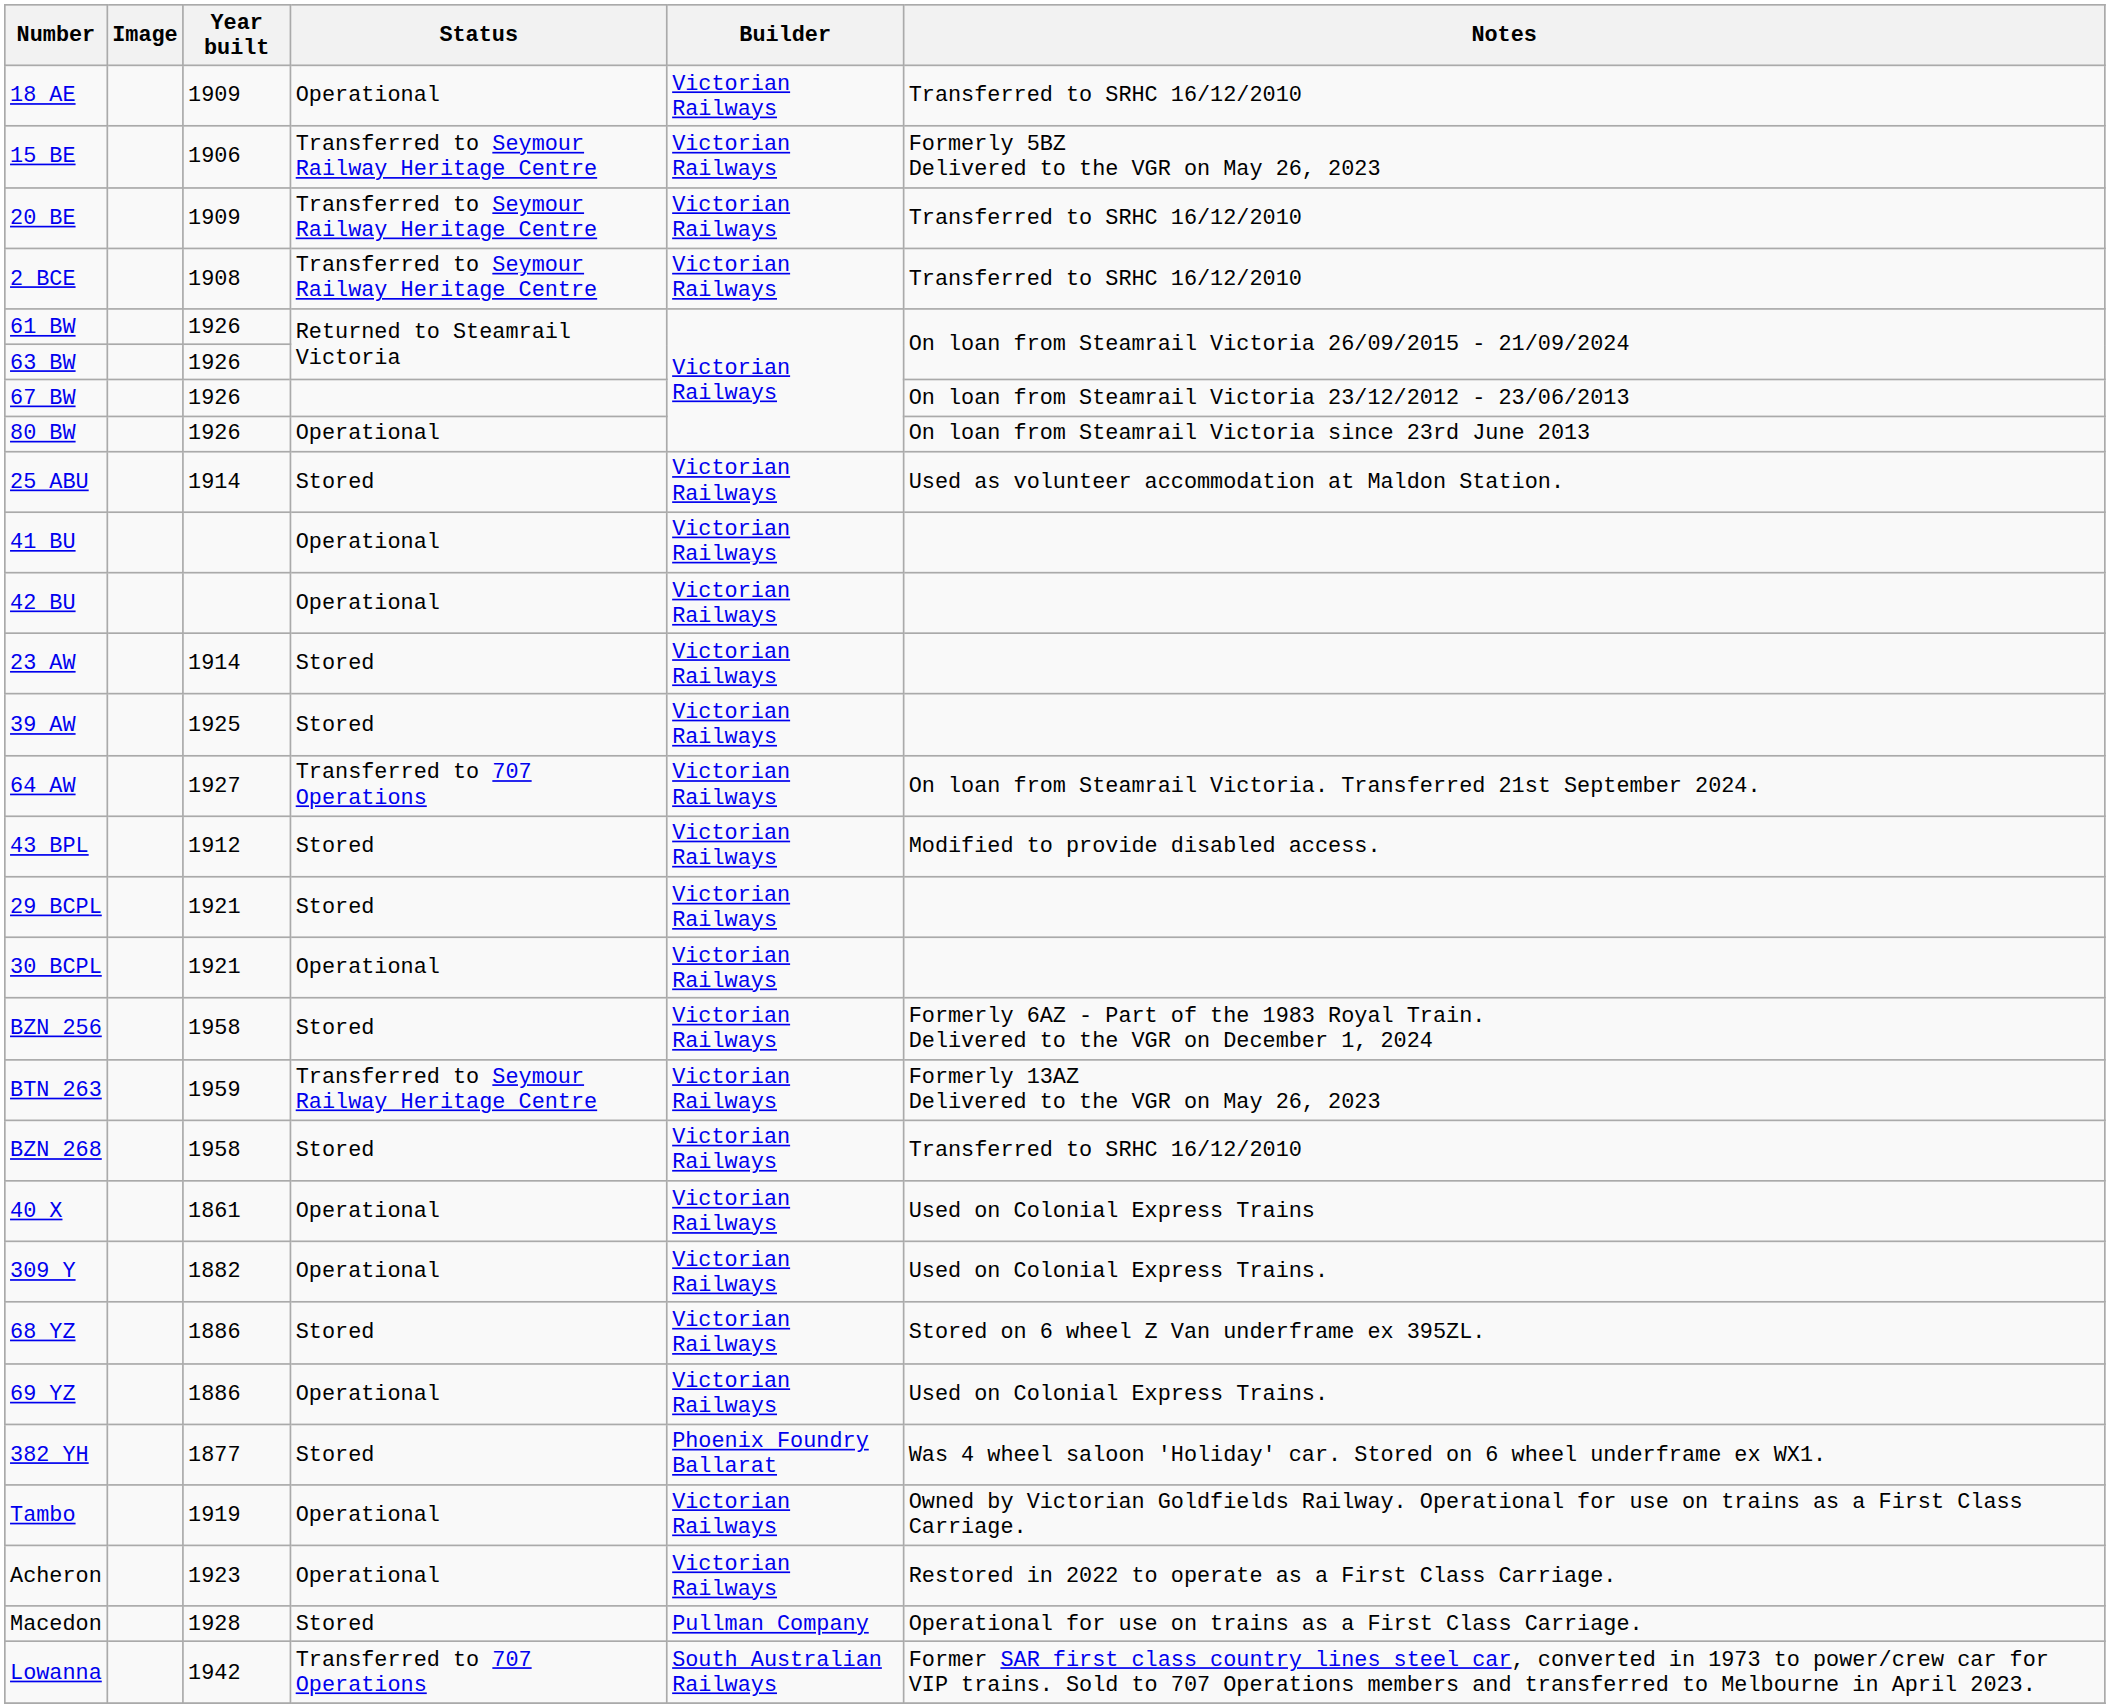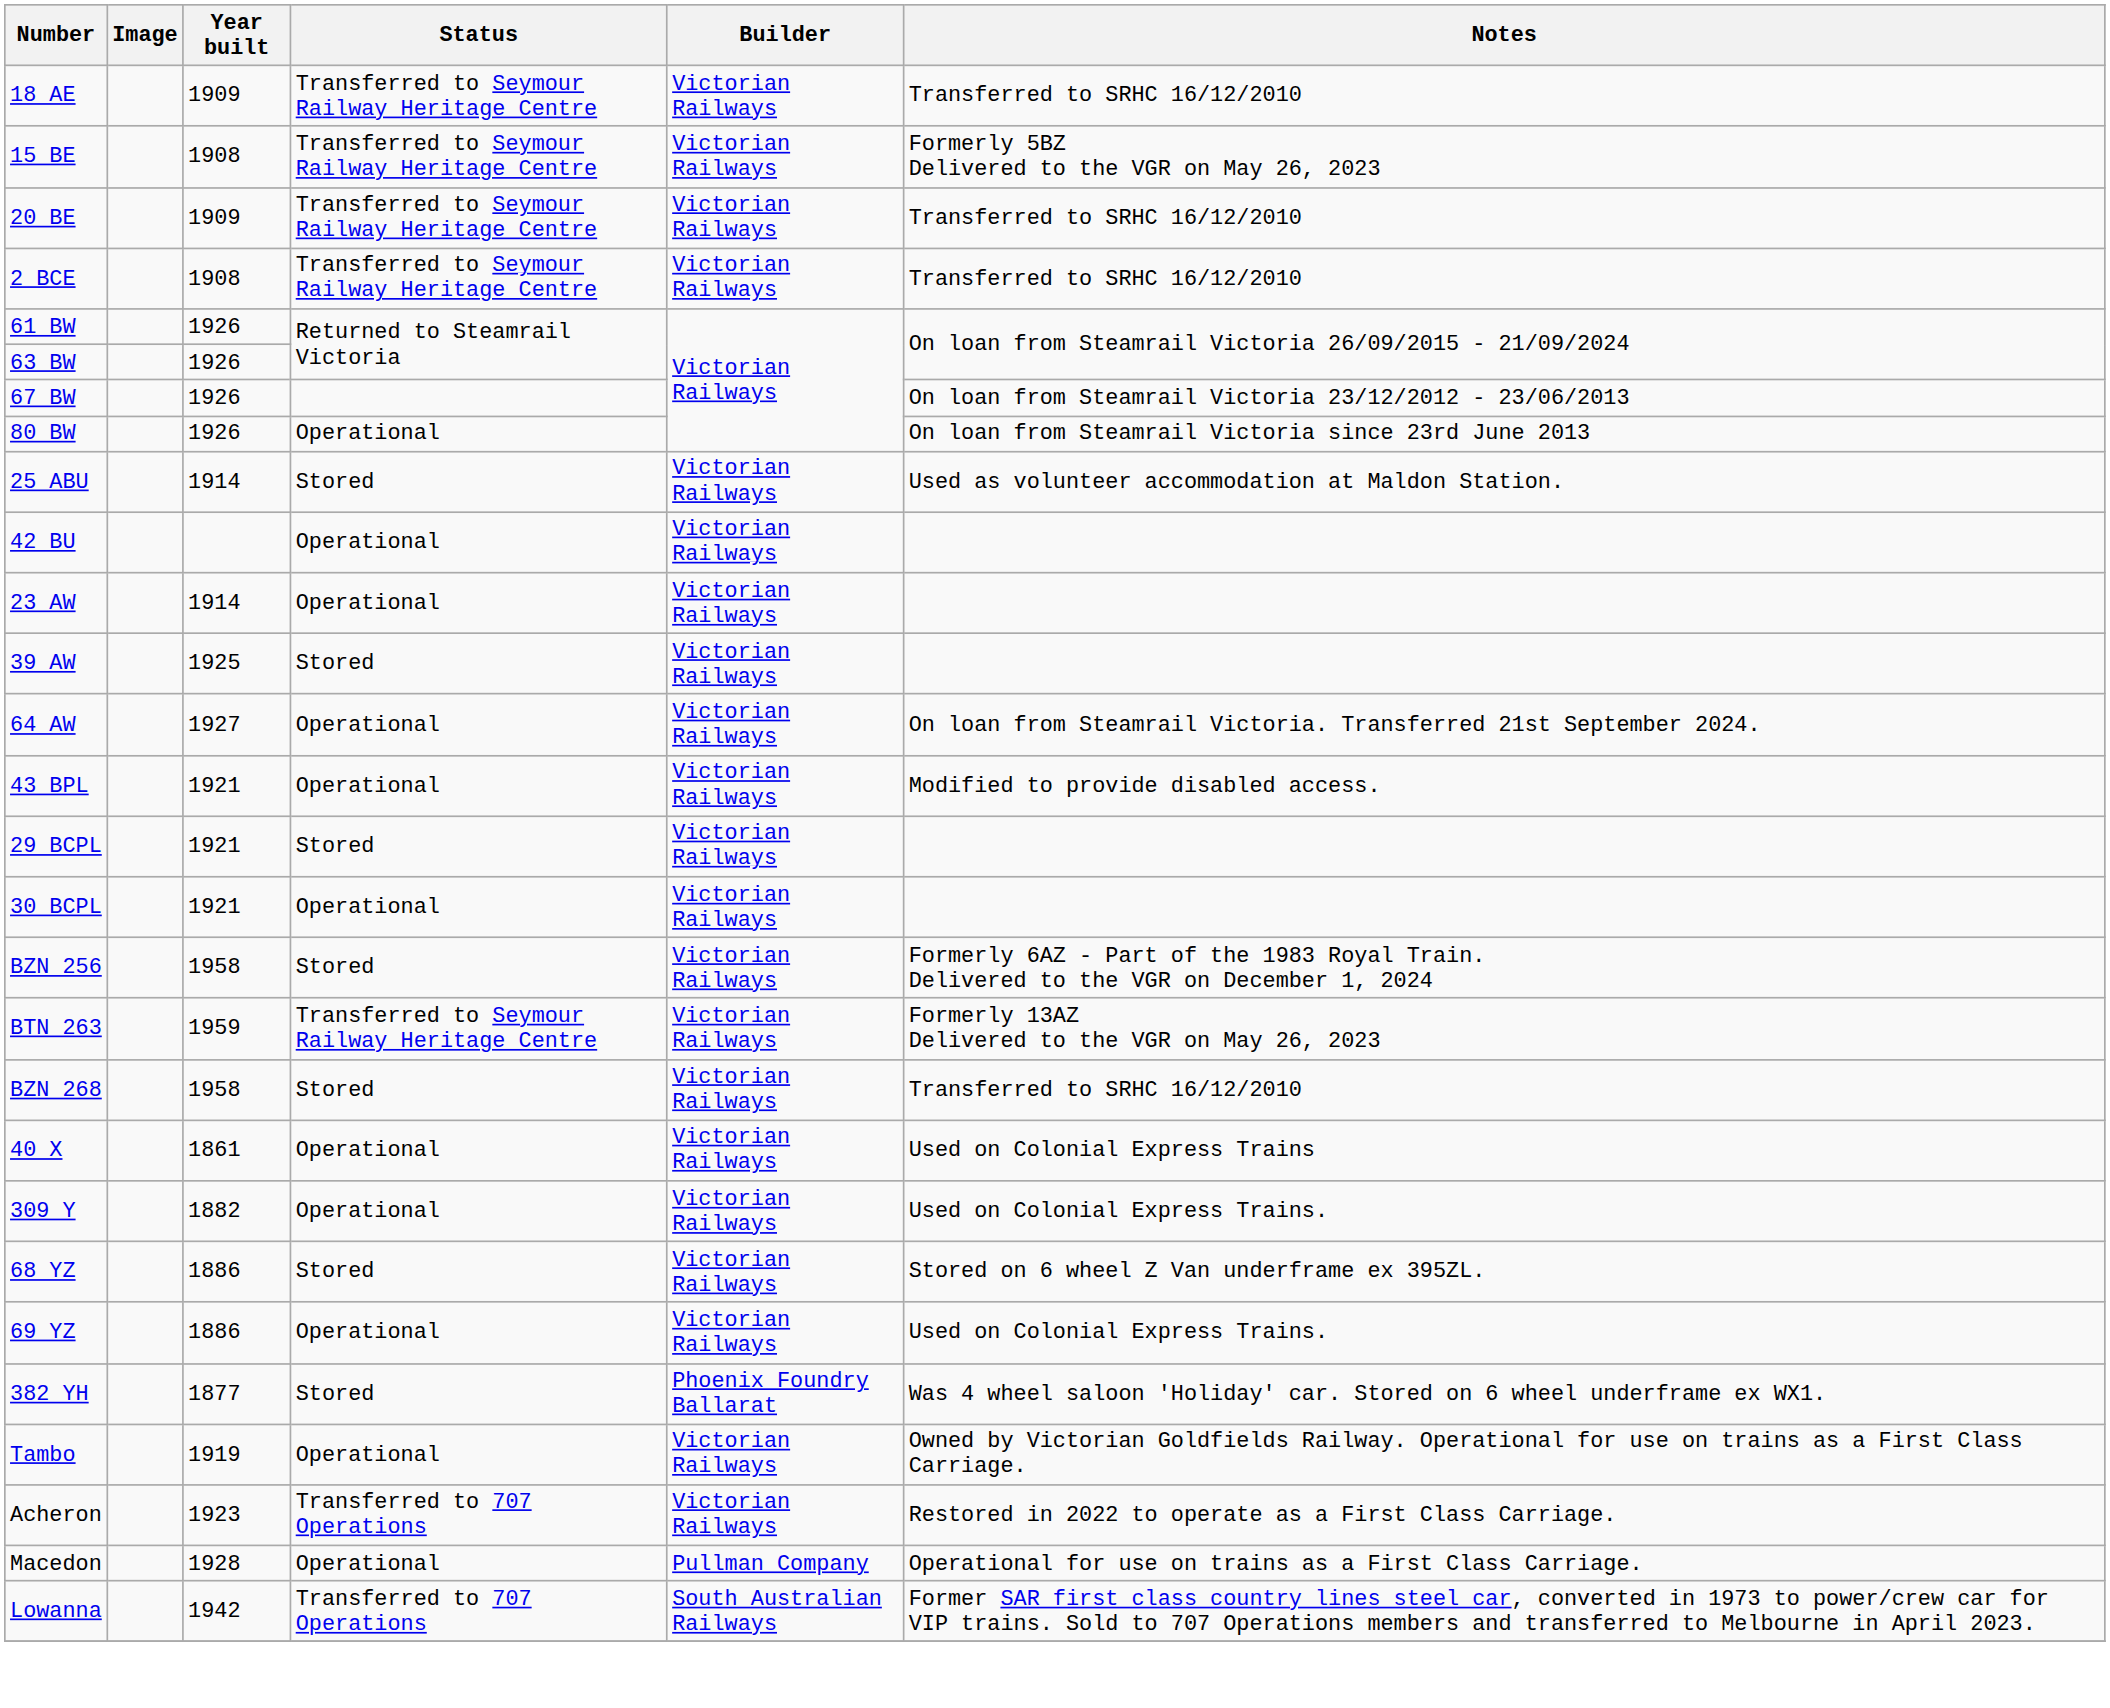(368, 96) Operational -> (446, 96) Transferred to Seymour Railway Heritage Centre
(214, 157) 1906 -> (214, 157) 1908
- row: (43, 542)
(335, 664) Stored -> (368, 603) Operational
(414, 786) Transferred to 707 Operations -> (368, 725) Operational
(214, 846) 1912 -> (214, 786) 1921
(335, 846) Stored -> (368, 786) Operational
(368, 1576) Operational -> (414, 1515) Transferred to 707 Operations
(335, 1624) Stored -> (368, 1563) Operational
